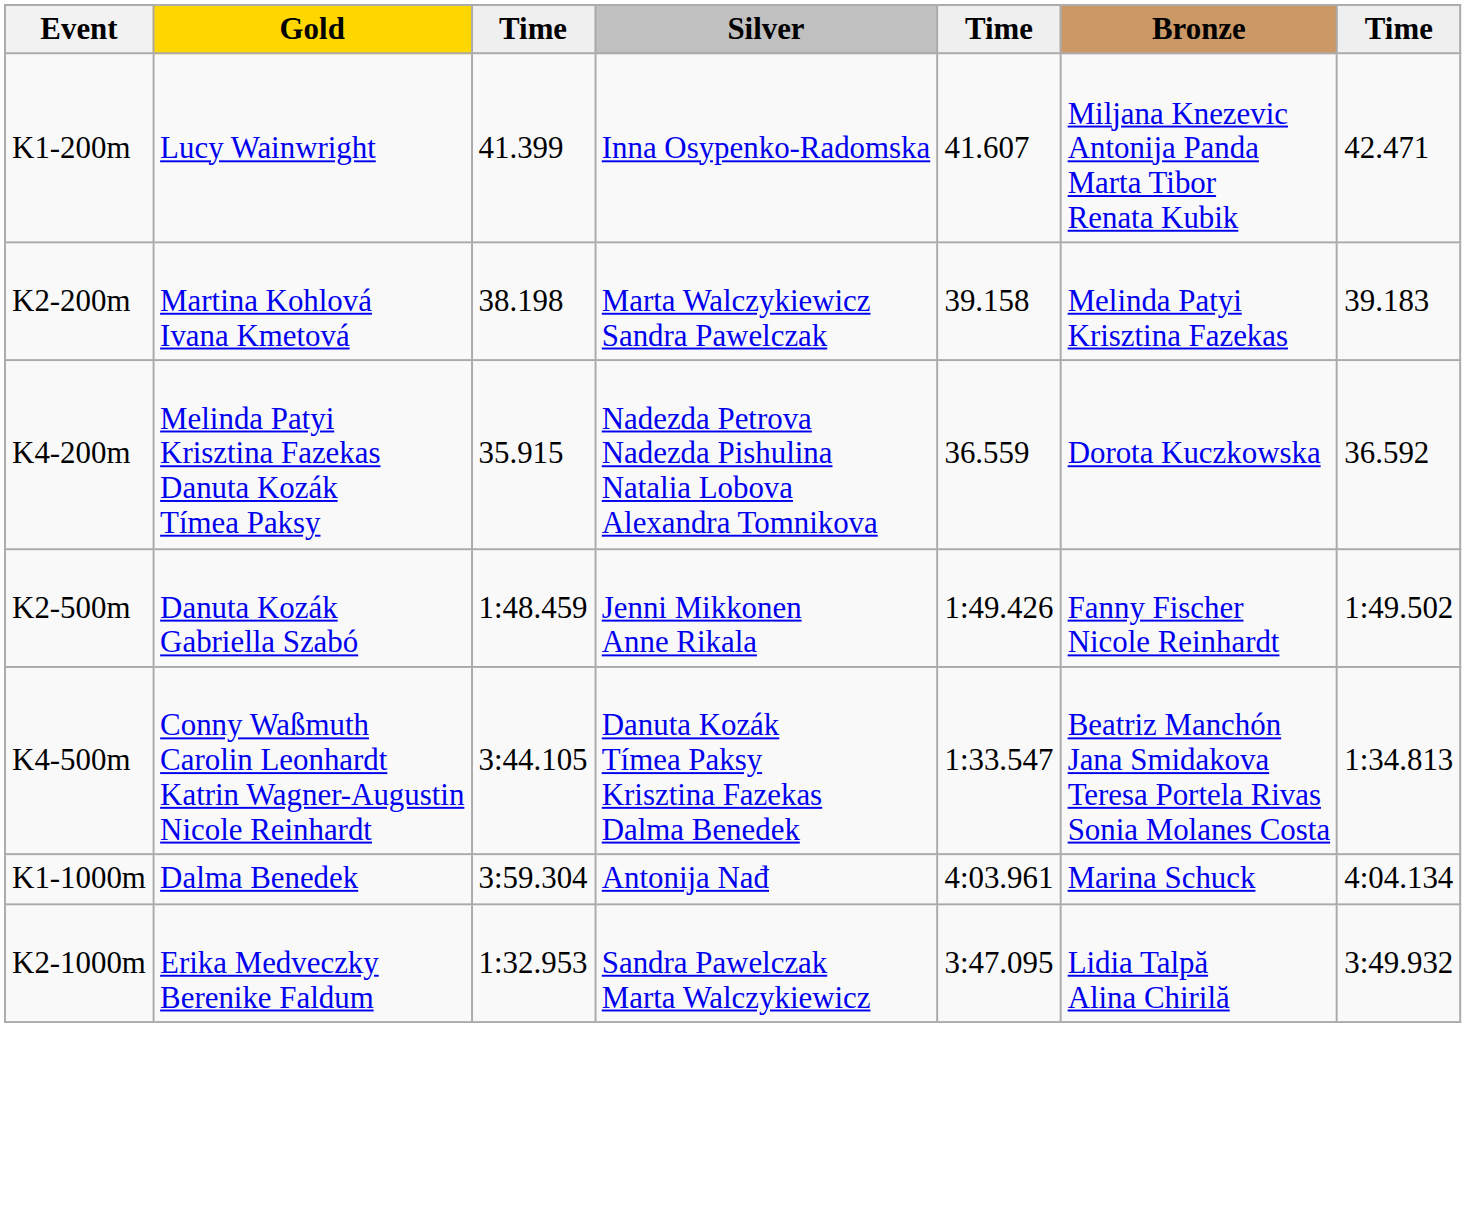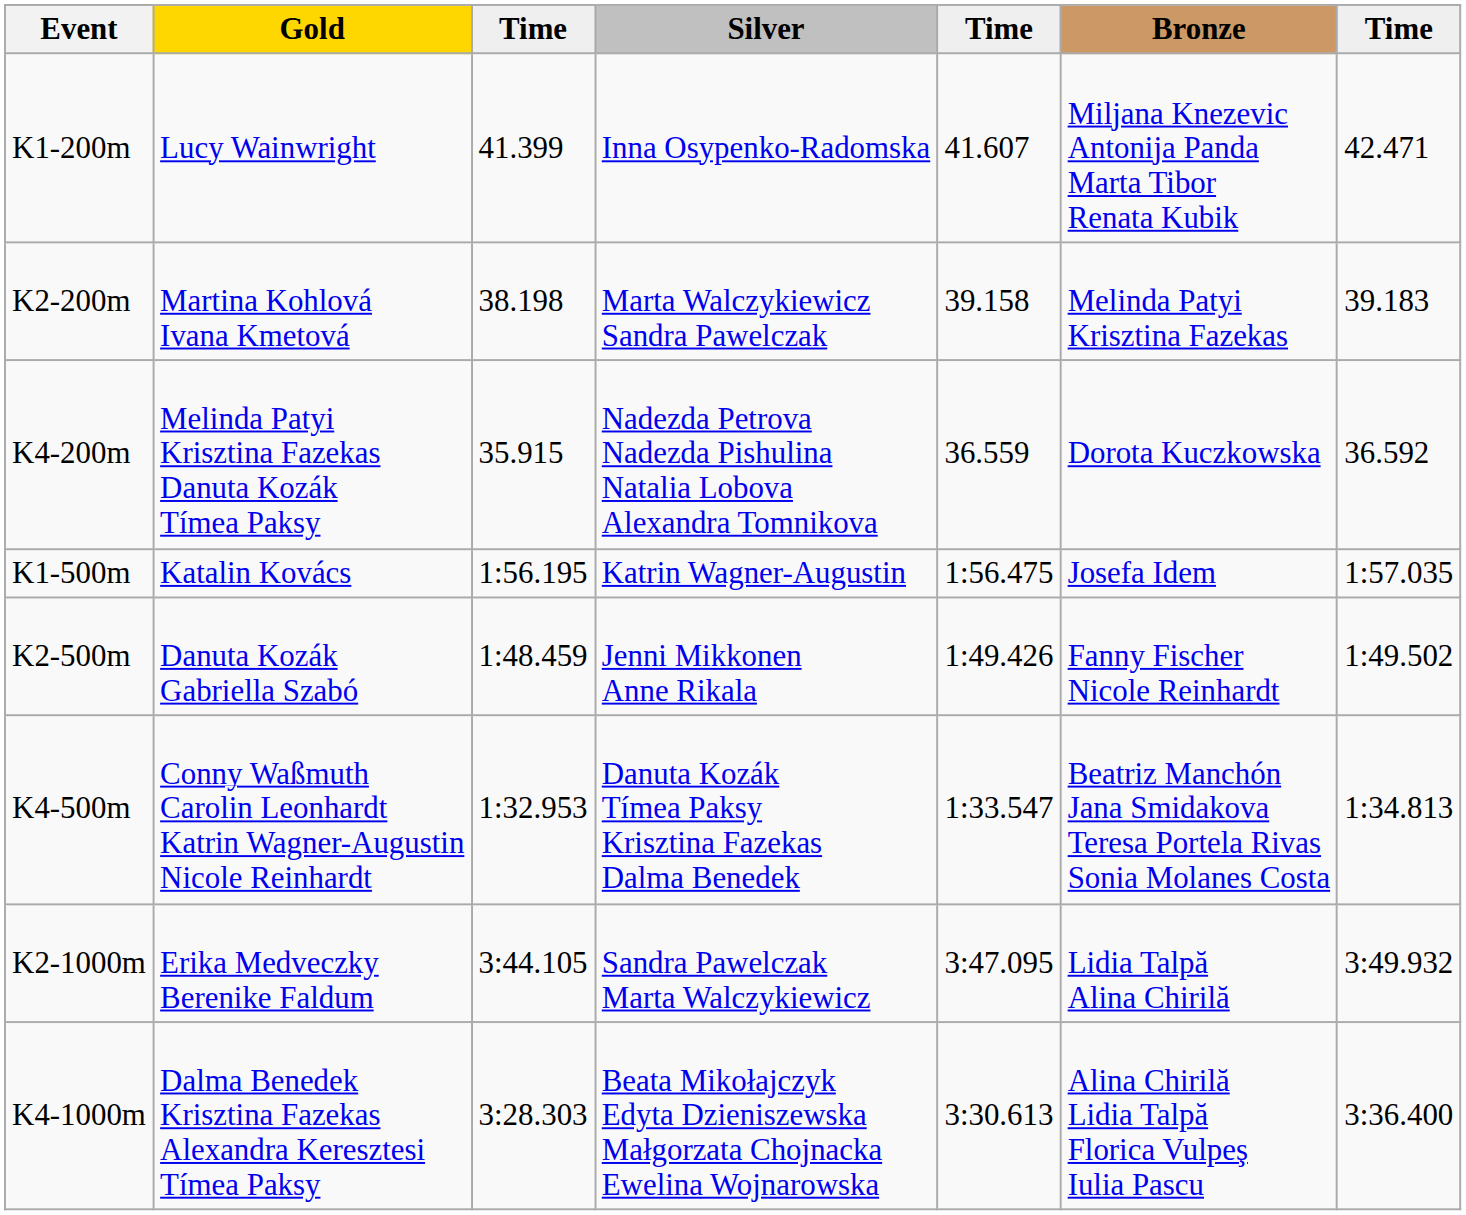+ row: (71, 572)
(533, 760) 3:44.105 -> (533, 809) 1:32.953
- row: (79, 878)
(533, 962) 1:32.953 -> (533, 962) 3:44.105
+ row: (79, 1115)
